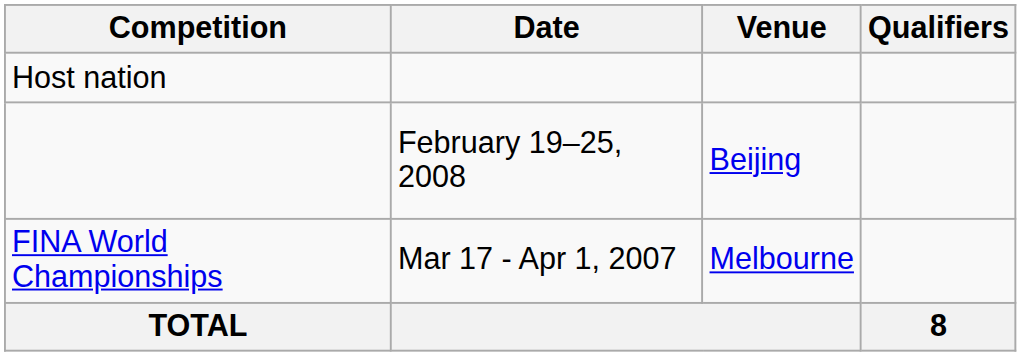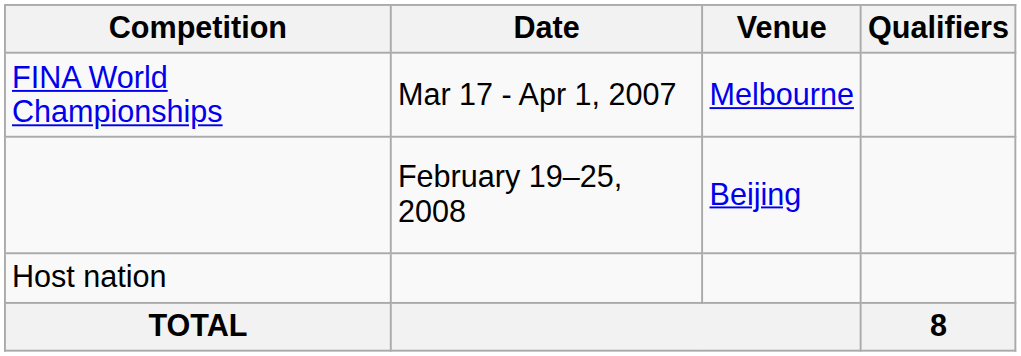rows swapped: (117, 260) <-> (89, 77)
